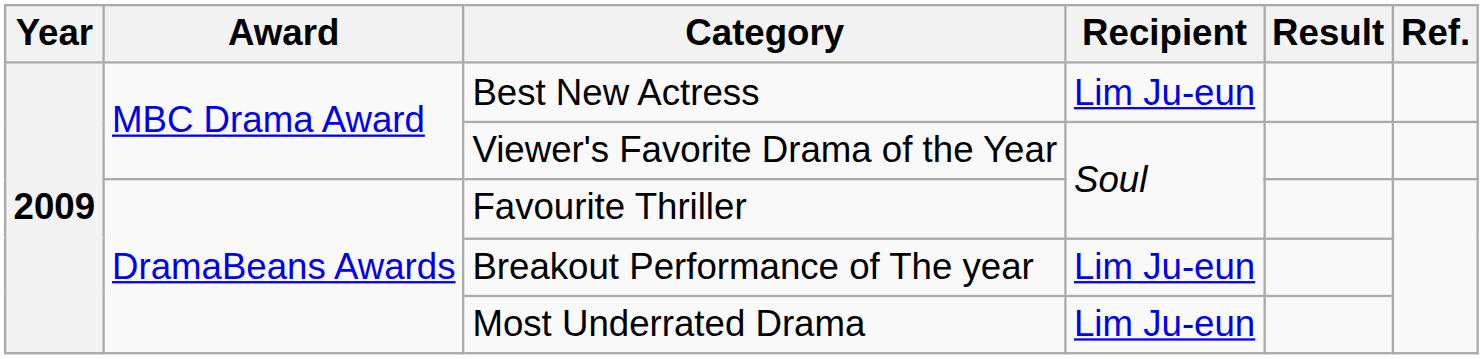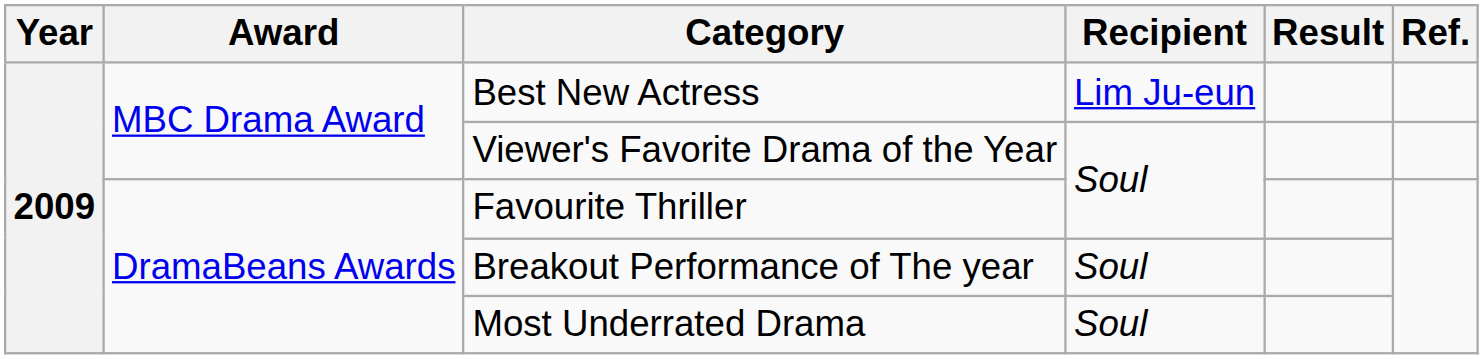(1165, 265) Lim Ju-eun -> (1111, 265) Soul
(1165, 324) Lim Ju-eun -> (1111, 324) Soul
